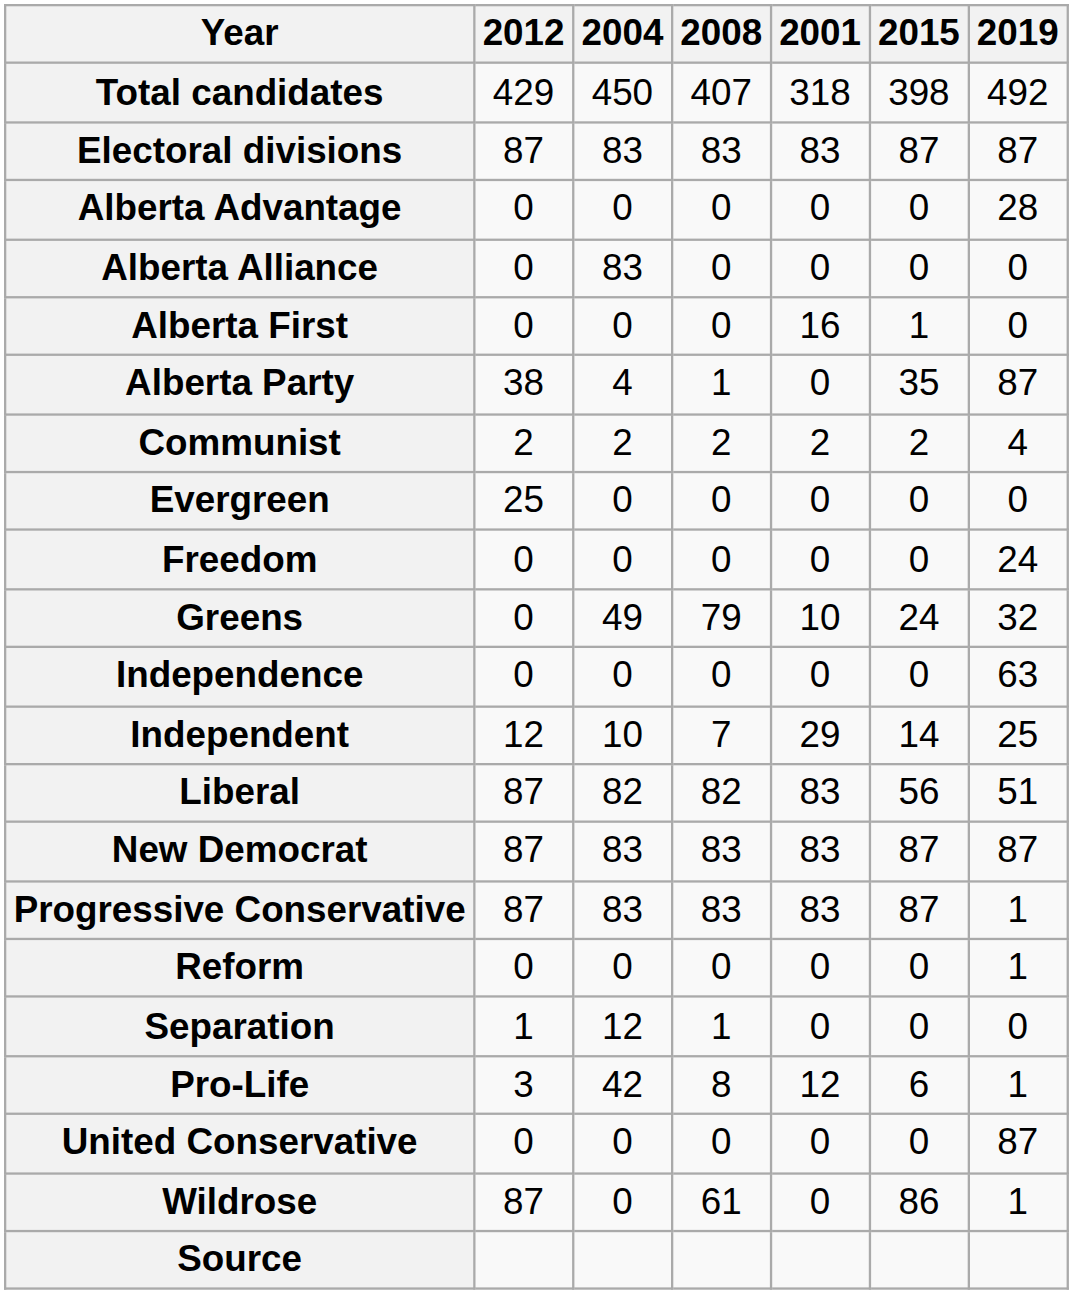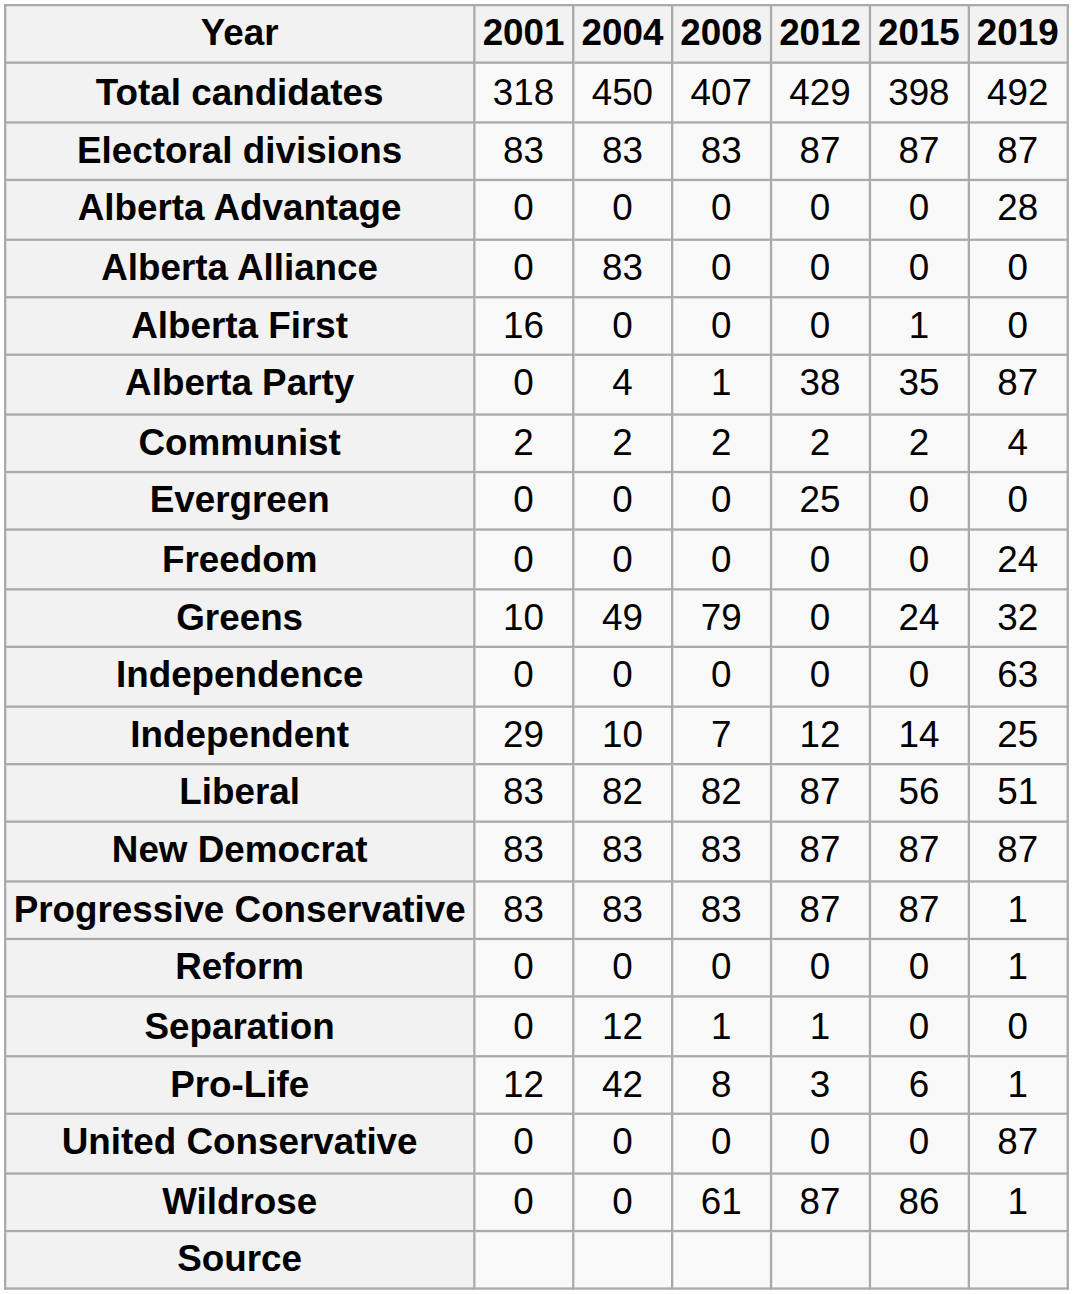columns swapped: (820, 33) <-> (524, 33)
